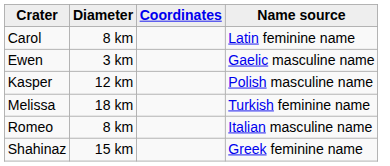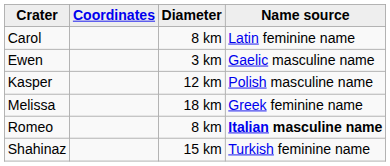columns swapped: (181, 15) <-> (103, 15)
(299, 104) Turkish feminine name -> (296, 104) Greek feminine name
(300, 127) normal -> (305, 127) bold
(296, 149) Greek feminine name -> (299, 149) Turkish feminine name
